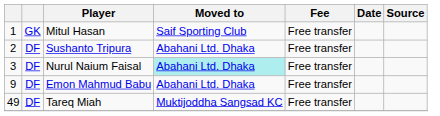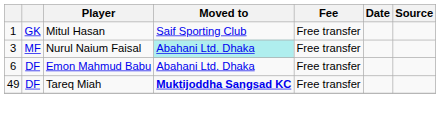- row: (89, 48)
(33, 66) DF -> (33, 48) MF
(13, 84) 9 -> (13, 66) 6
(219, 102) normal -> (224, 84) bold
